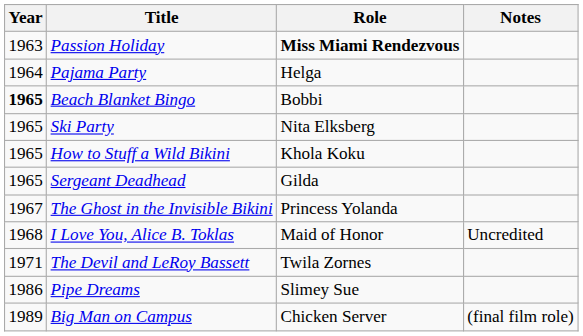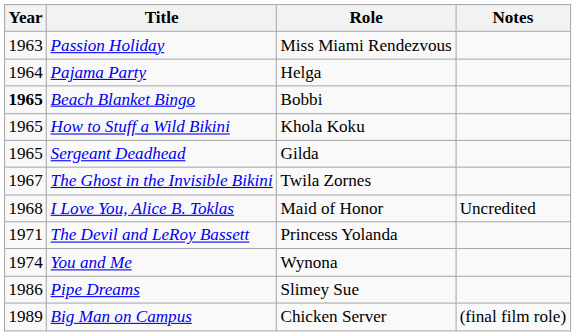(370, 45) bold -> (366, 45) normal
- row: (82, 126)
(339, 208) Princess Yolanda -> (326, 180) Twila Zornes
(326, 262) Twila Zornes -> (339, 235) Princess Yolanda
+ row: (91, 262)
